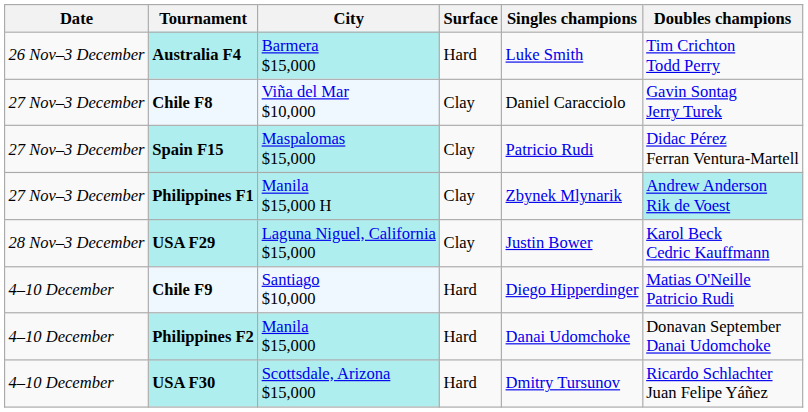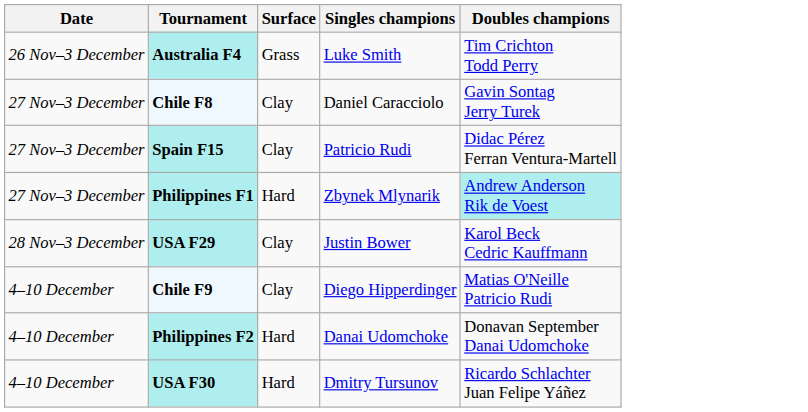- column: (349, 18)
(460, 55) Hard -> (281, 55) Grass
(459, 196) Clay -> (278, 196) Hard
(460, 289) Hard -> (277, 289) Clay
